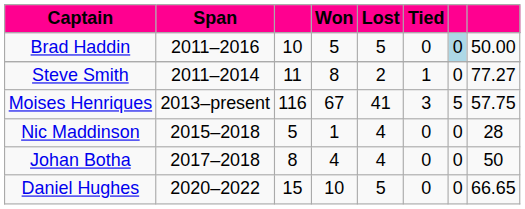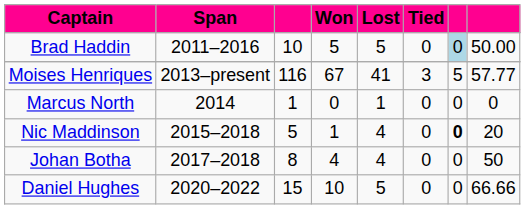- row: (80, 75)
(493, 103) 57.75 -> (493, 75) 57.77
+ row: (80, 103)
(458, 132) normal -> (458, 132) bold
(493, 132) 28 -> (493, 132) 20
(493, 189) 66.65 -> (493, 189) 66.66
